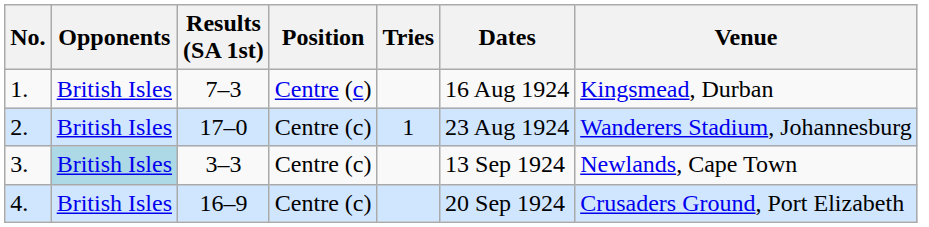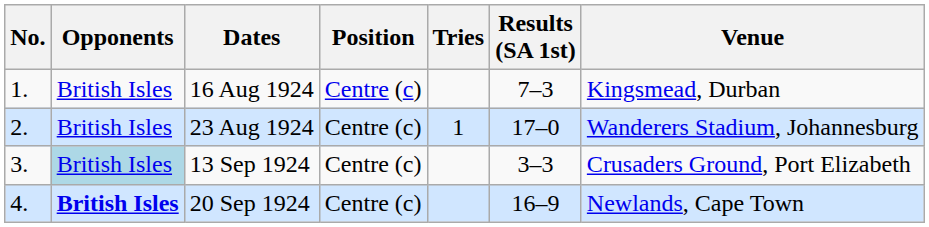columns swapped: (223, 37) <-> (507, 37)
(689, 164) Newlands, Cape Town -> (749, 164) Crusaders Ground, Port Elizabeth
(114, 202) normal -> (118, 202) bold
(742, 202) Crusaders Ground, Port Elizabeth -> (695, 202) Newlands, Cape Town
